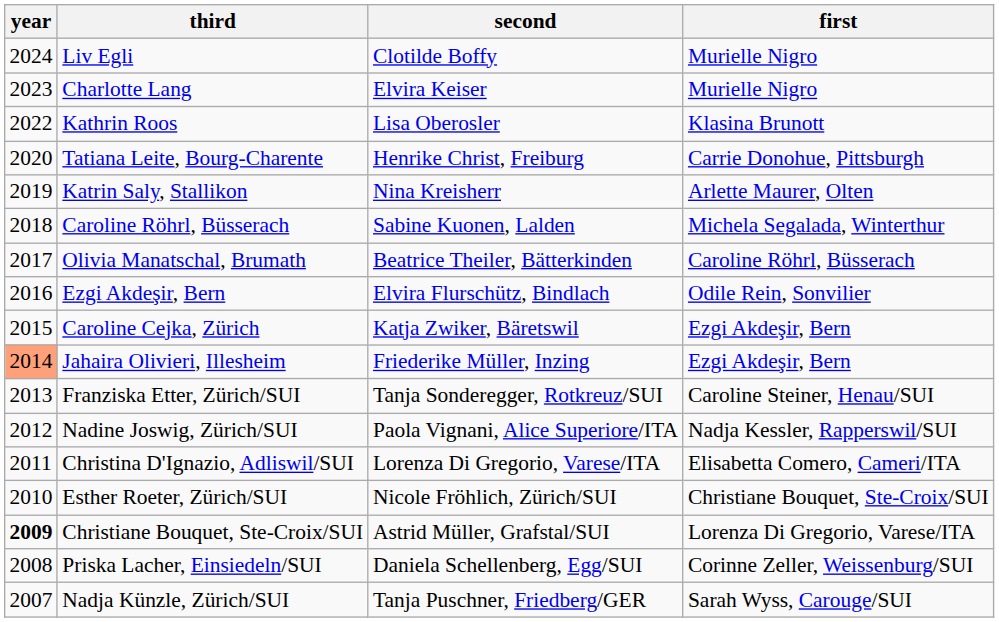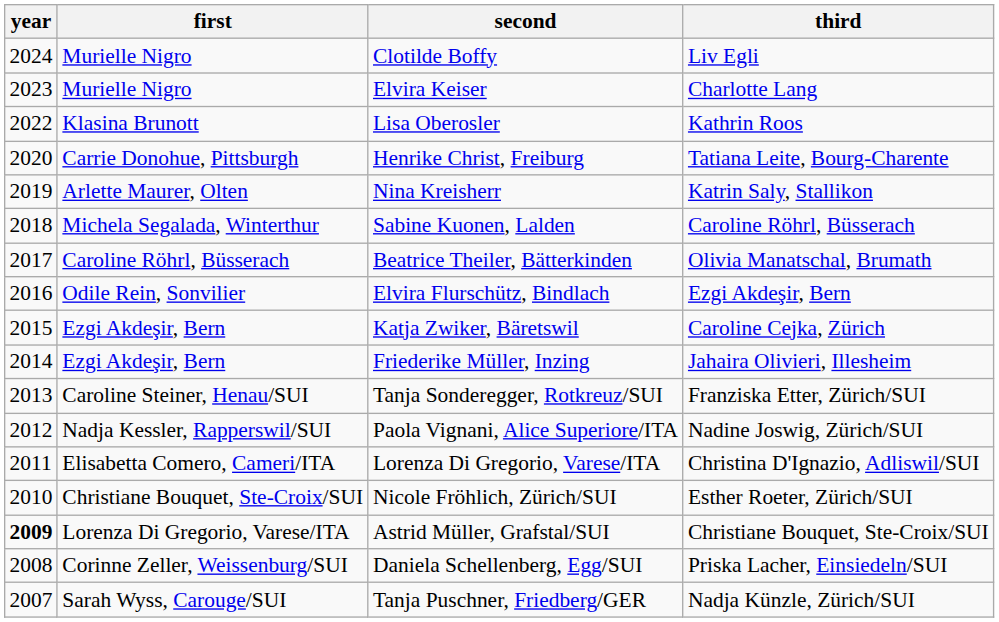columns swapped: (838, 21) <-> (213, 21)
(31, 361) lightsalmon background -> (31, 361) no background
